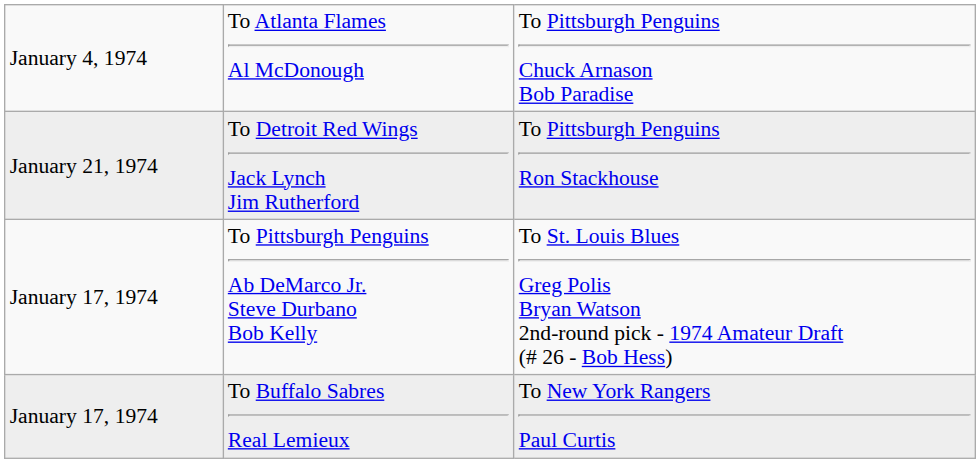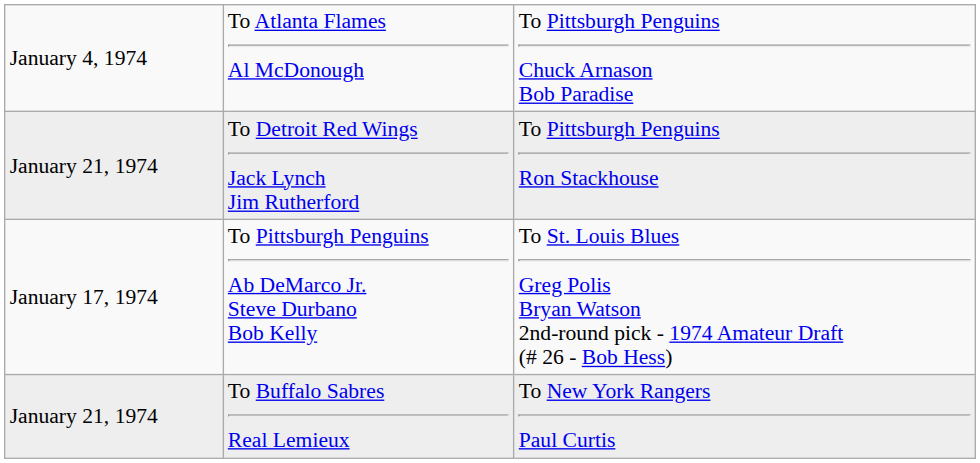(84, 415) January 17, 1974 -> (84, 415) January 21, 1974
